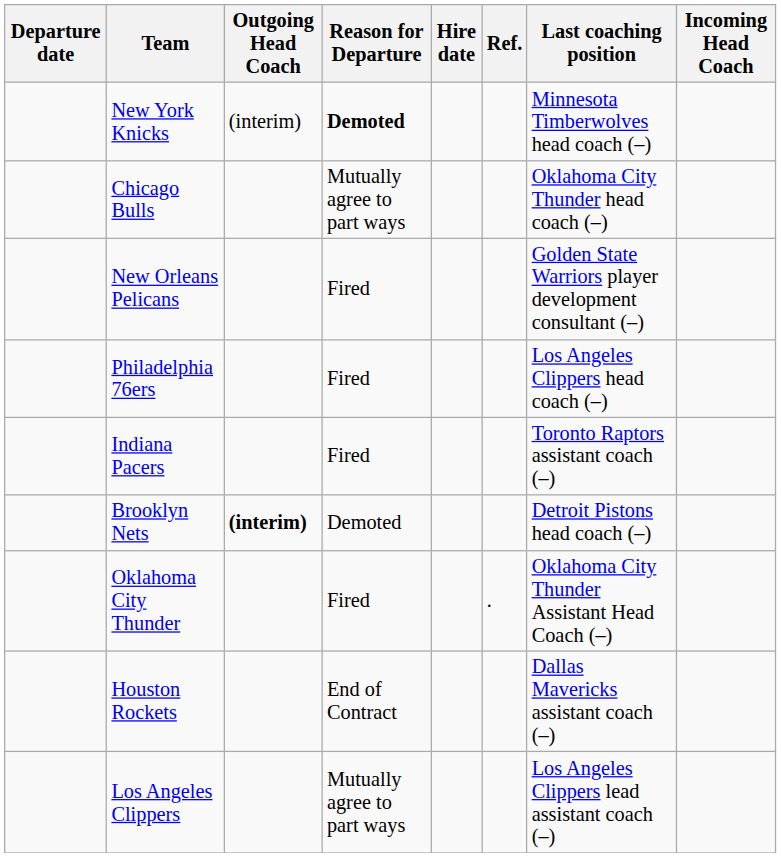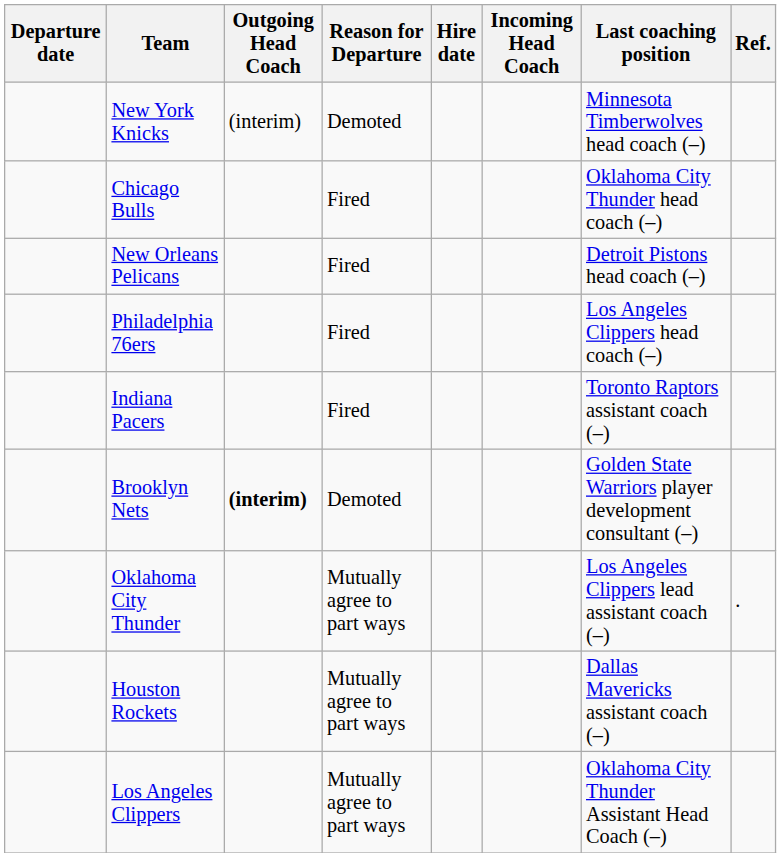columns swapped: (726, 43) <-> (505, 43)
(366, 121) bold -> (364, 121) normal
(366, 199) Mutually agree to part ways -> (348, 199) Fired
(595, 288) Golden State Warriors player development consultant (–) -> (647, 265) Detroit Pistons head coach (–)
(592, 522) Detroit Pistons head coach (–) -> (649, 499) Golden State Warriors player development consultant (–)
(348, 600) Fired -> (366, 600) Mutually agree to part ways
(594, 600) Oklahoma City Thunder Assistant Head Coach (–) -> (647, 600) Los Angeles Clippers lead assistant coach (–)
(362, 701) End of Contract -> (366, 701) Mutually agree to part ways
(592, 802) Los Angeles Clippers lead assistant coach (–) -> (648, 802) Oklahoma City Thunder Assistant Head Coach (–)
